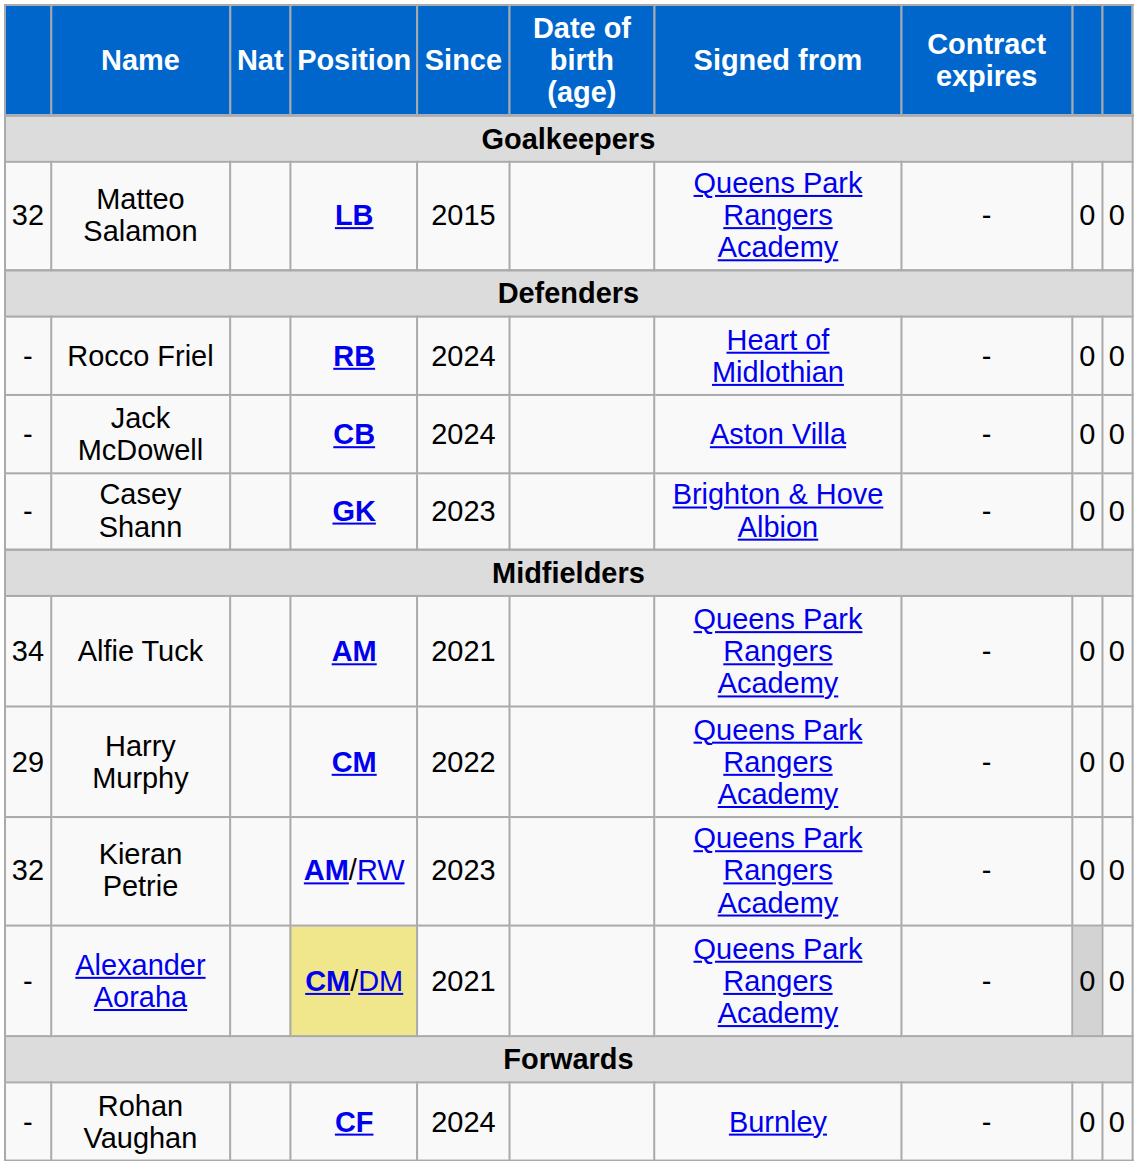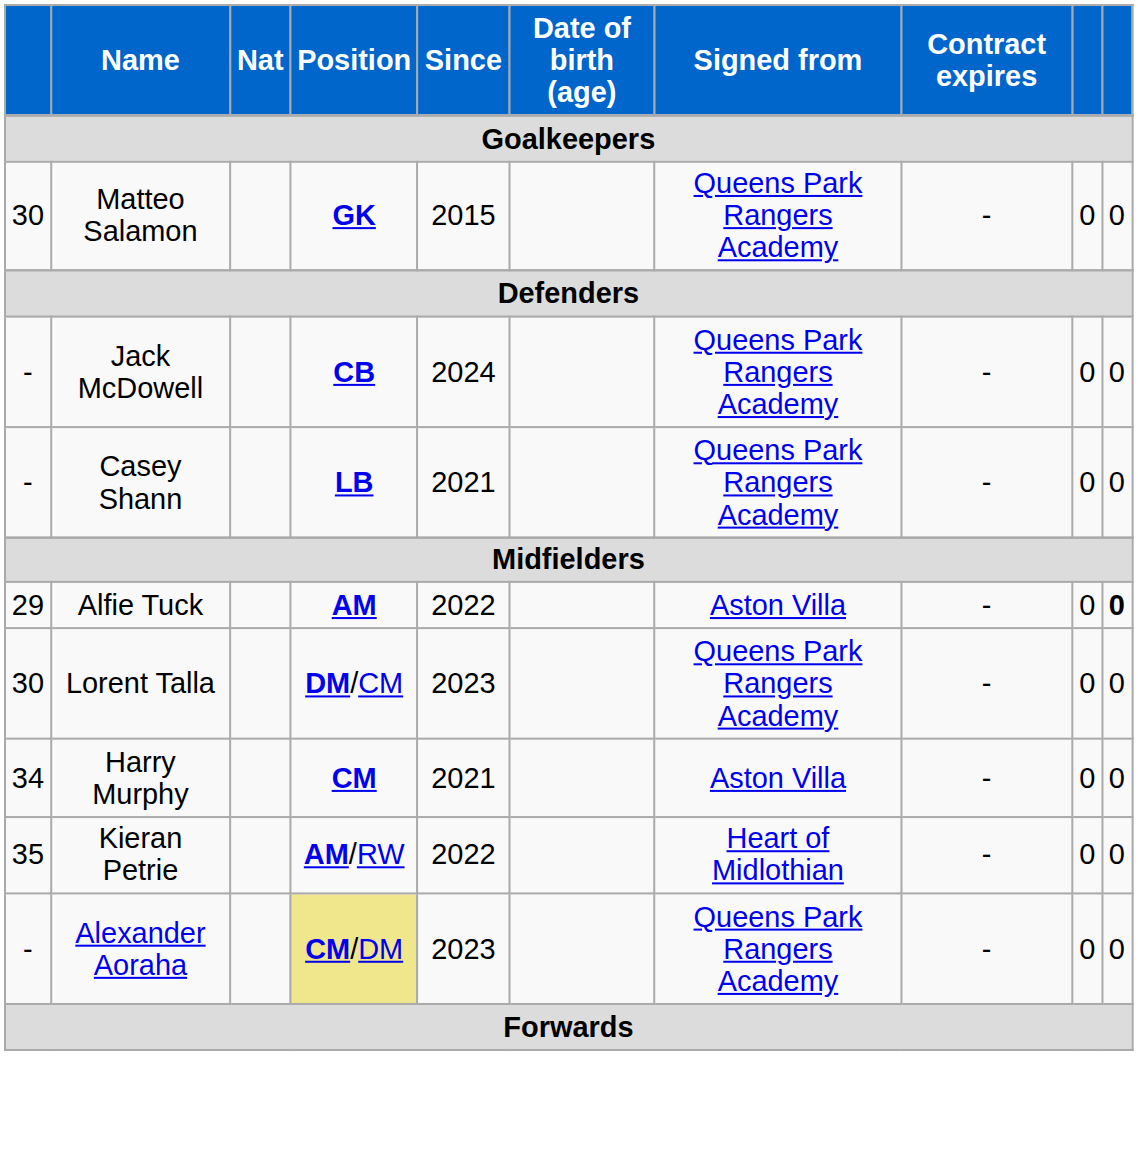(28, 216) 32 -> (28, 216) 30
(354, 216) LB -> (354, 216) GK
- row: (140, 356)
(778, 434) Aston Villa -> (778, 372) Queens Park Rangers Academy
(354, 512) GK -> (354, 482) LB
(463, 512) 2023 -> (463, 482) 2021
(778, 512) Brighton & Hove Albion -> (778, 482) Queens Park Rangers Academy
(28, 651) 34 -> (28, 606) 29
(463, 651) 2021 -> (463, 606) 2022
(778, 651) Queens Park Rangers Academy -> (778, 606) Aston Villa
(1117, 651) normal -> (1117, 606) bold
+ row: (140, 684)
(28, 761) 29 -> (28, 777) 34
(463, 761) 2022 -> (463, 777) 2021
(778, 761) Queens Park Rangers Academy -> (778, 777) Aston Villa
(28, 871) 32 -> (28, 855) 35
(463, 871) 2023 -> (463, 855) 2022
(778, 871) Queens Park Rangers Academy -> (778, 855) Heart of Midlothian
(463, 982) 2021 -> (463, 949) 2023
(1087, 982) lightgrey background -> (1087, 949) no background
- row: (140, 1121)
